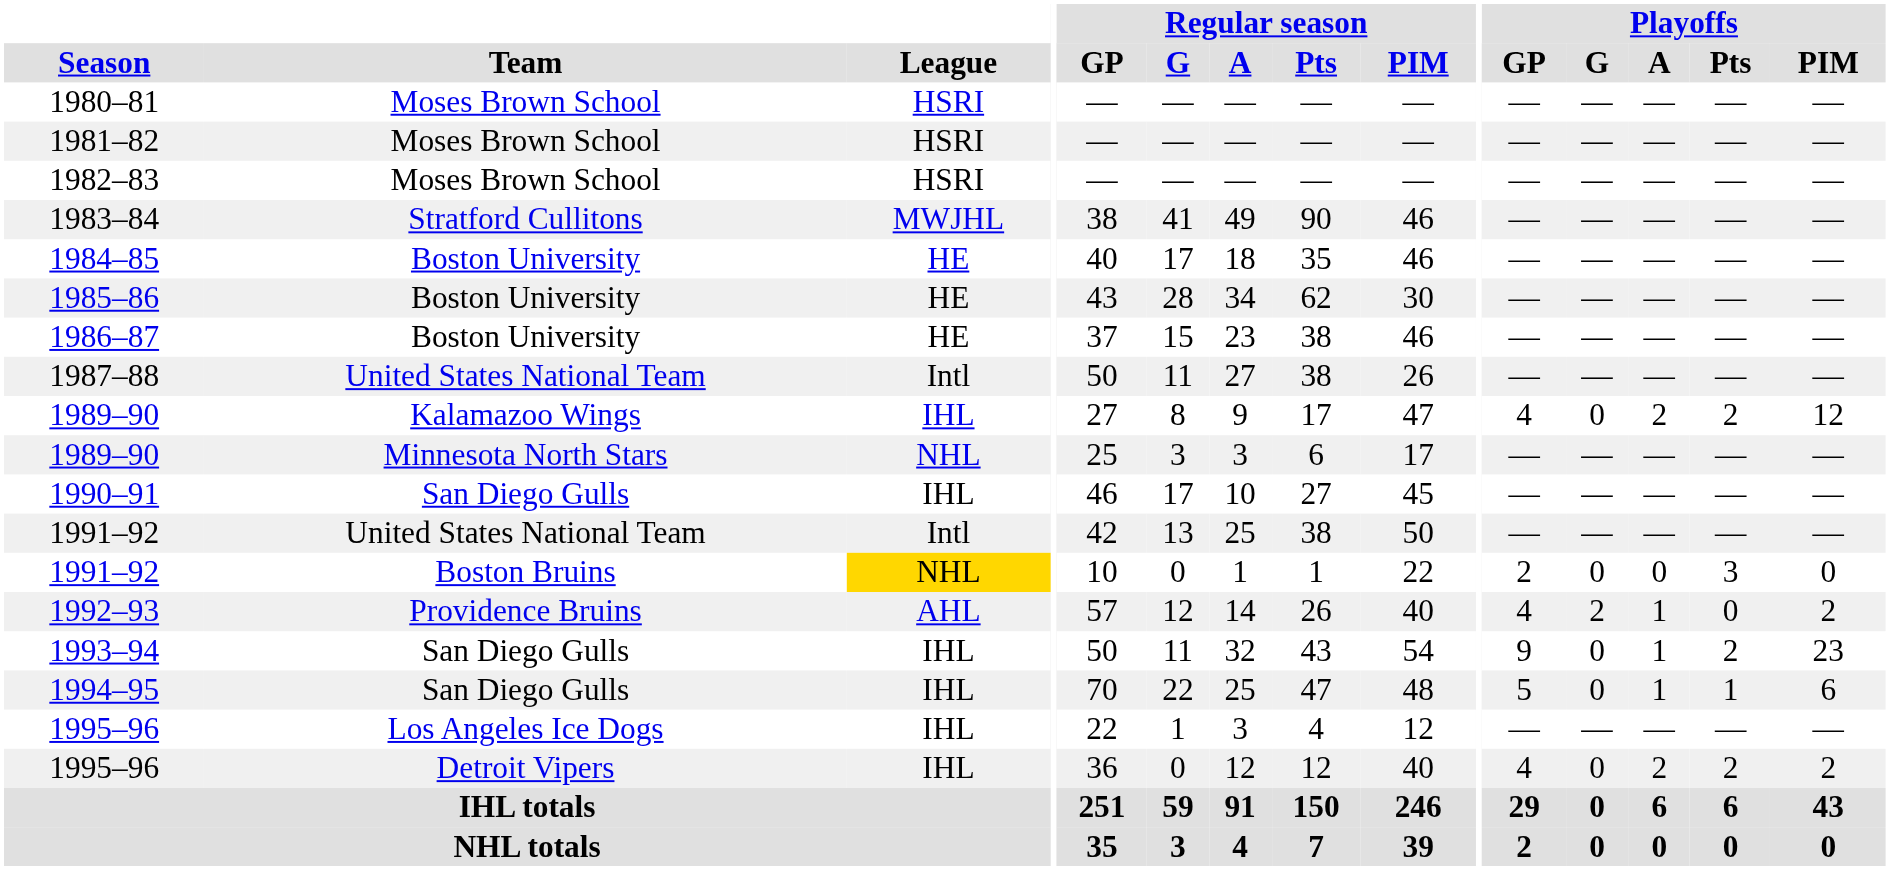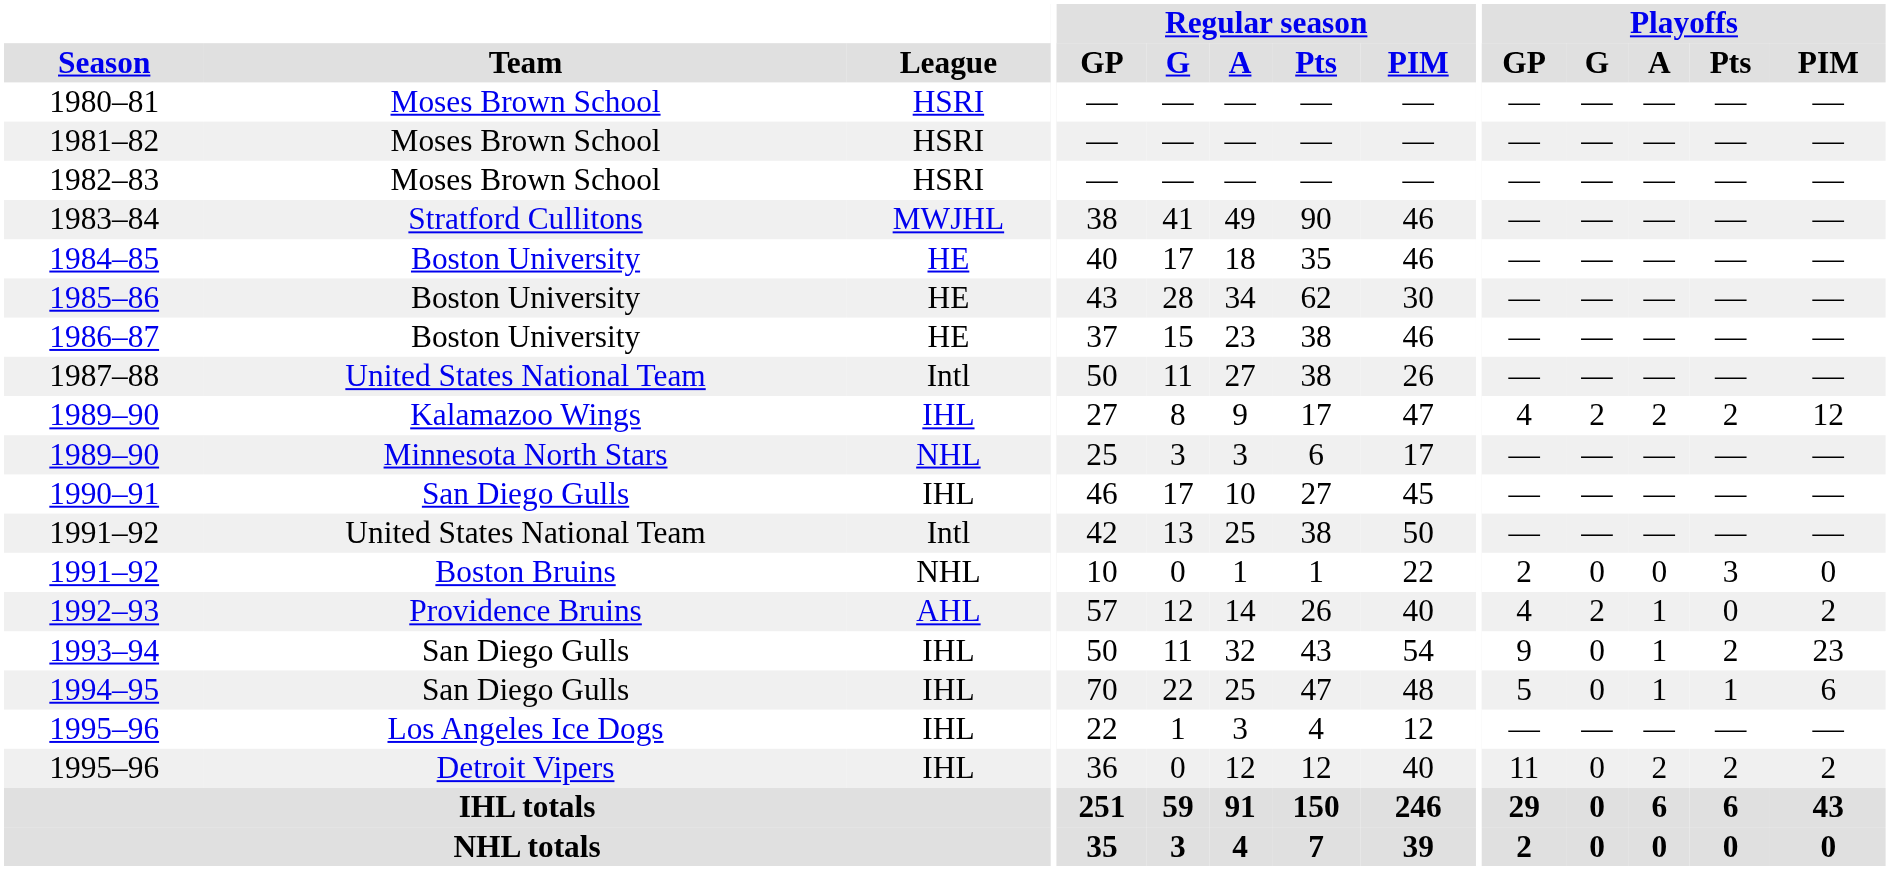(1597, 415) 0 -> (1597, 415) 2
(948, 571) gold background -> (948, 571) no background
(1524, 767) 4 -> (1524, 767) 11
